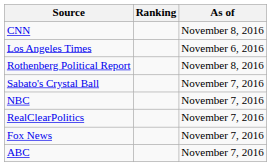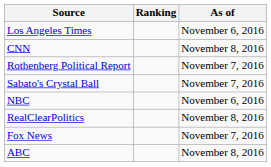rows swapped: (49, 48) <-> (19, 30)
(222, 65) November 8, 2016 -> (222, 65) November 7, 2016
(222, 100) November 7, 2016 -> (222, 100) November 6, 2016
(222, 118) November 7, 2016 -> (222, 118) November 8, 2016
(222, 153) November 7, 2016 -> (222, 153) November 8, 2016
